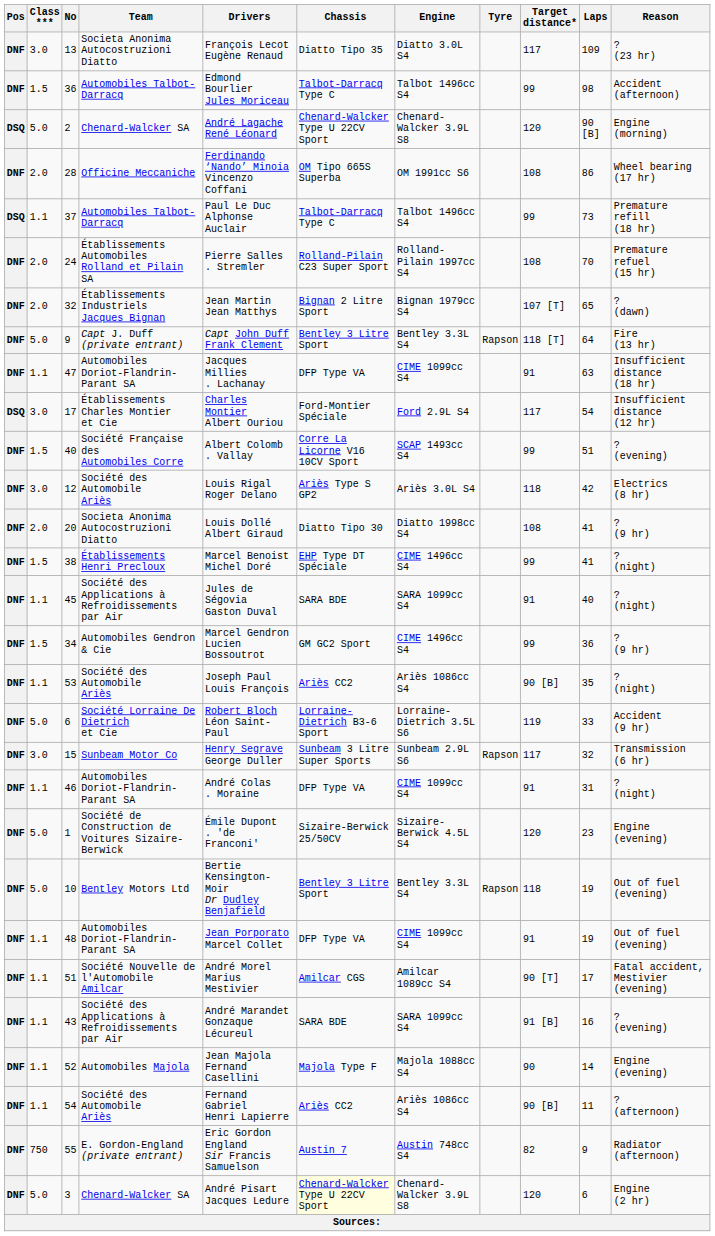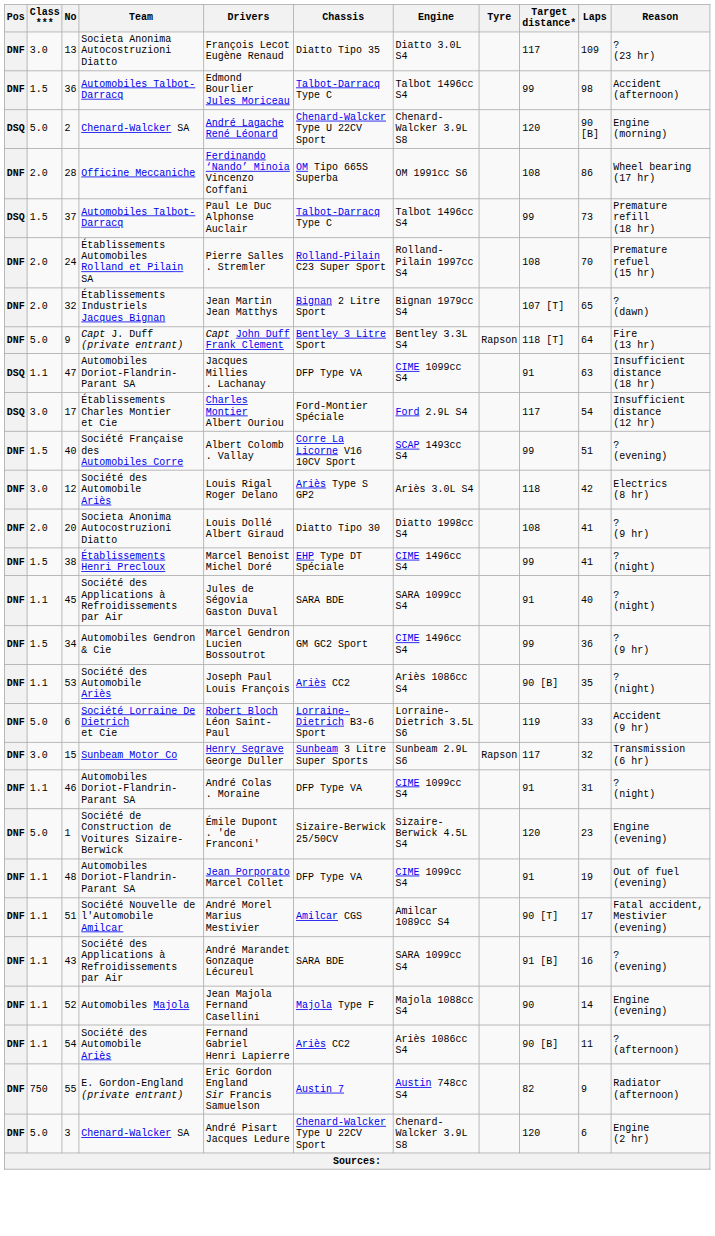(39, 218) 1.1 -> (39, 218) 1.5
(16, 374) DNF -> (16, 374) DSQ
- row: (70, 890)
(344, 1196) lightyellow background -> (341, 1134) no background
